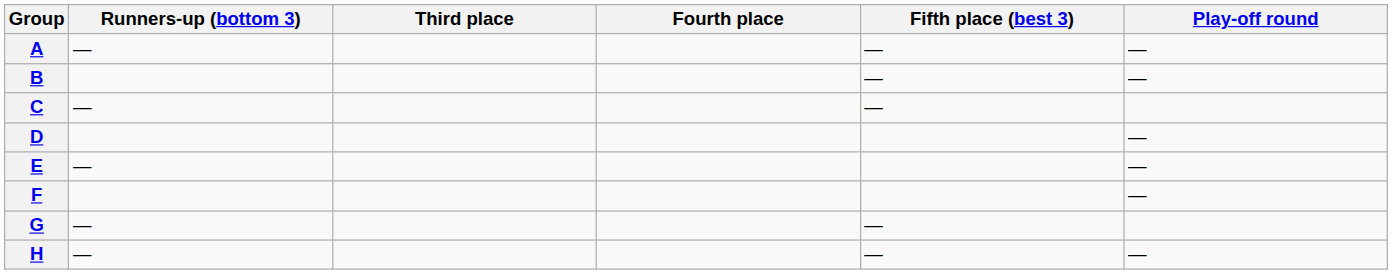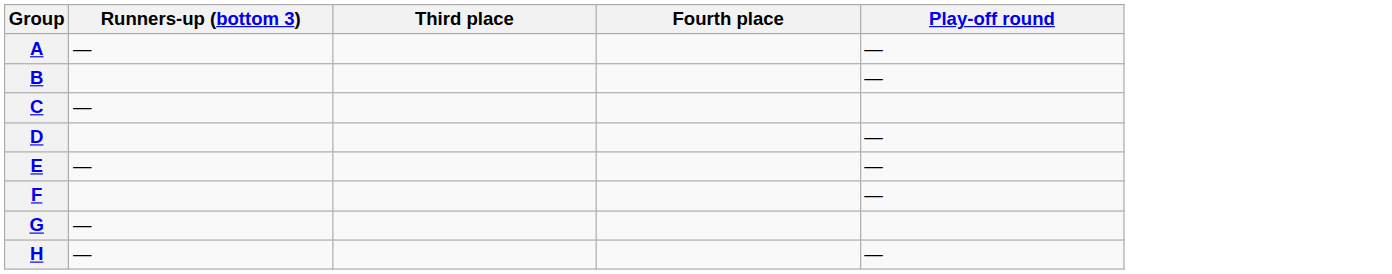- column: (992, 19)
